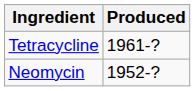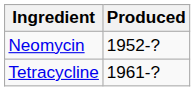rows swapped: (47, 72) <-> (54, 45)
